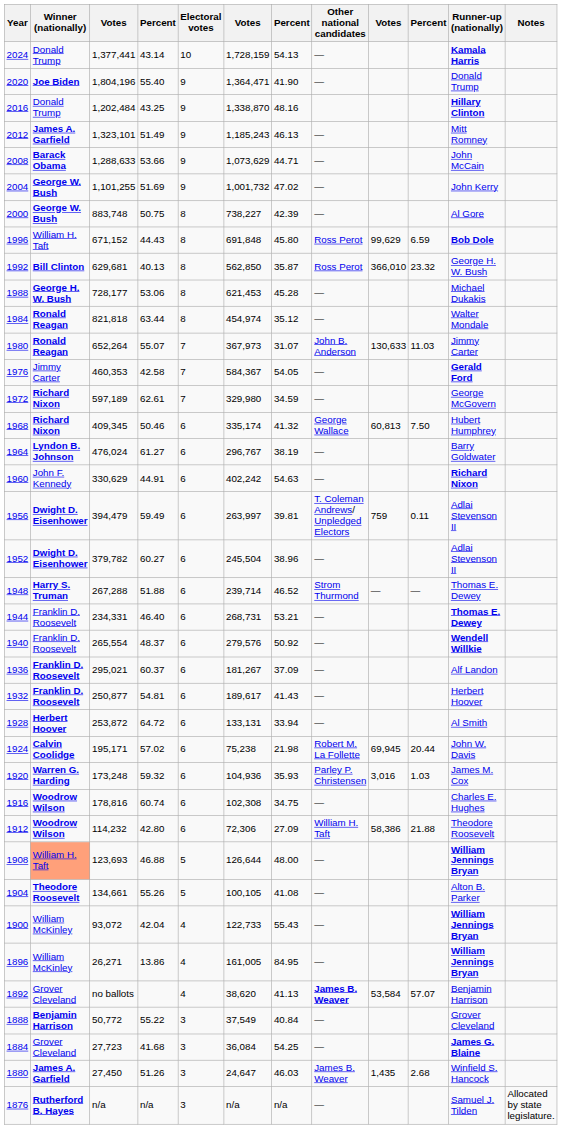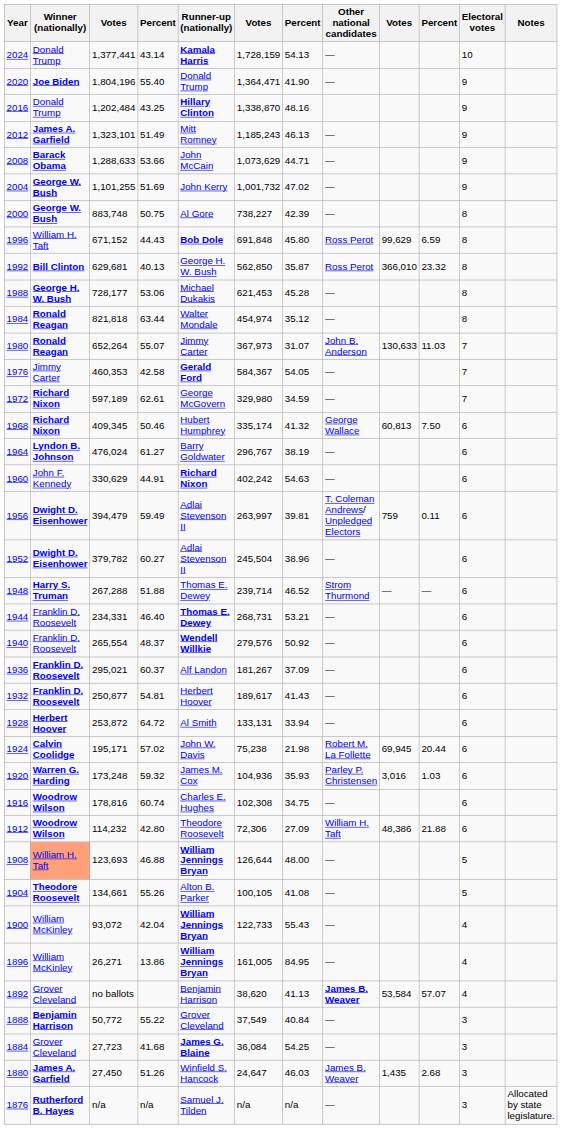columns swapped: (477, 23) <-> (201, 23)
(386, 828) 58,386 -> (397, 828) 48,386
